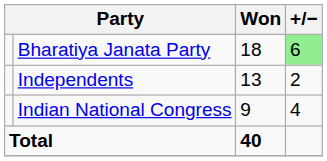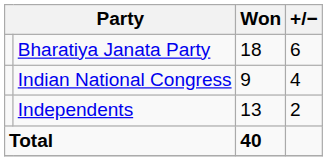(295, 49) lightgreen background -> (295, 49) no background
rows swapped: (75, 79) <-> (125, 110)
